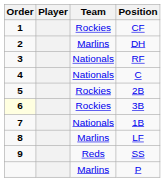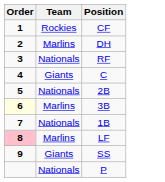- column: (53, 12)
(93, 75) Nationals -> (59, 75) Giants
(93, 91) Rockies -> (59, 91) Nationals
(93, 106) Rockies -> (59, 106) Marlins
(20, 138) no background -> (20, 138) pink background
(93, 153) Reds -> (59, 153) Giants
(93, 169) Marlins -> (59, 169) Nationals
